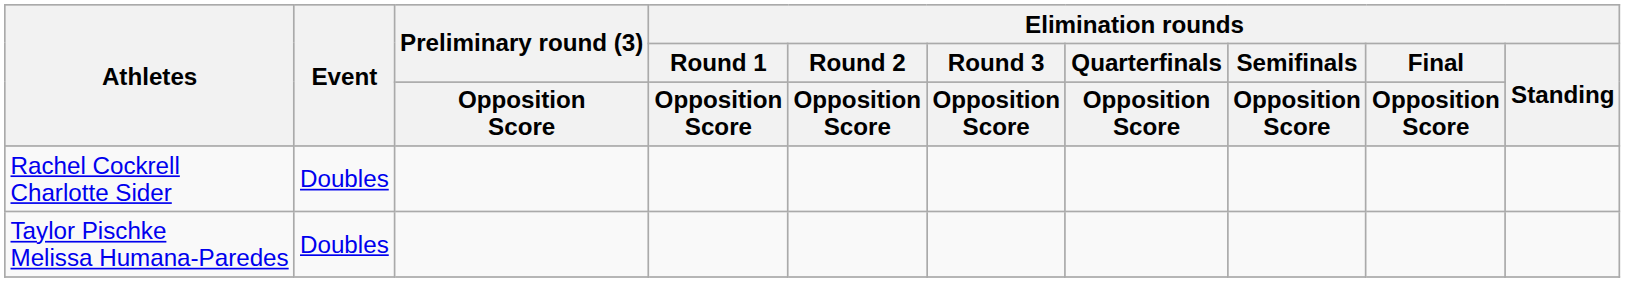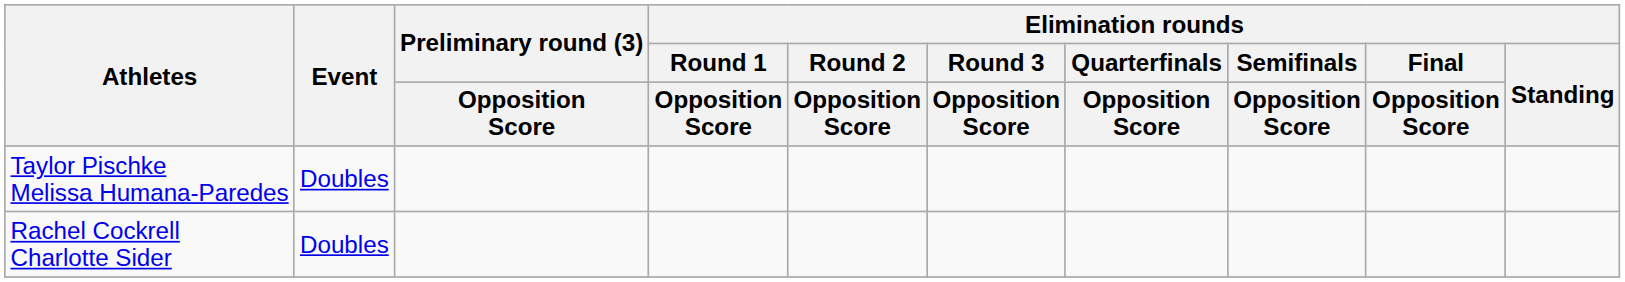rows swapped: (150, 244) <-> (95, 179)
